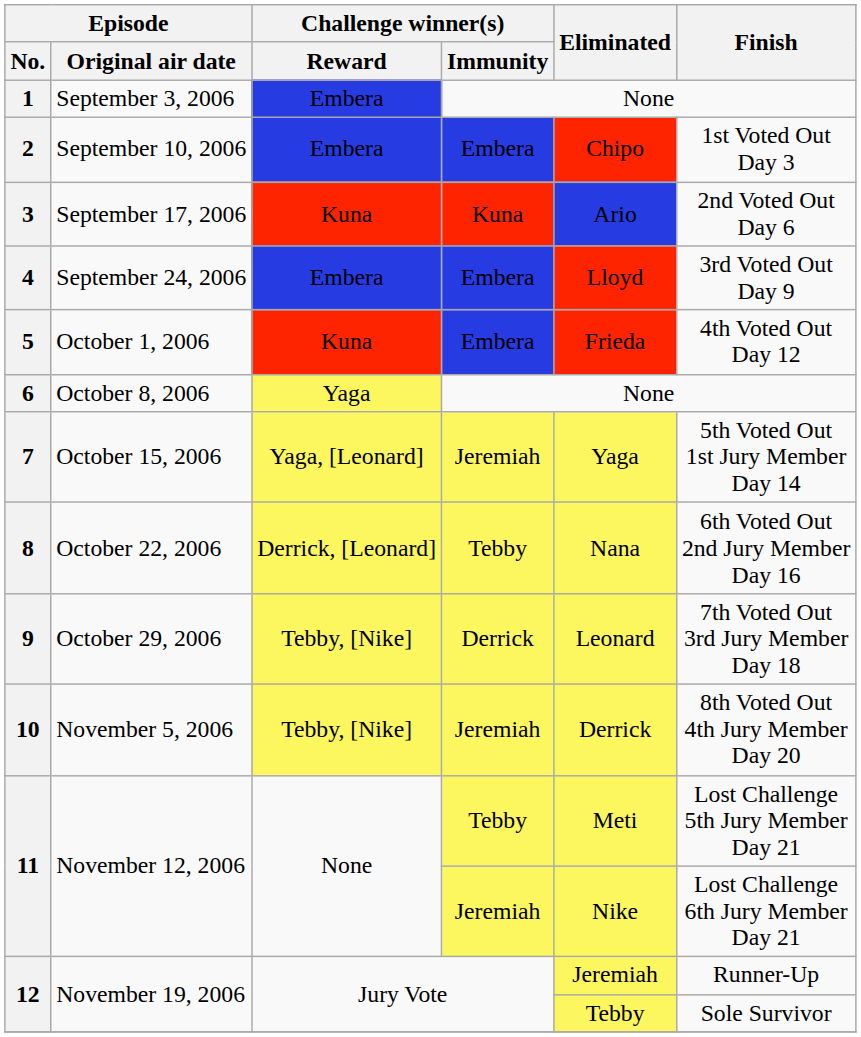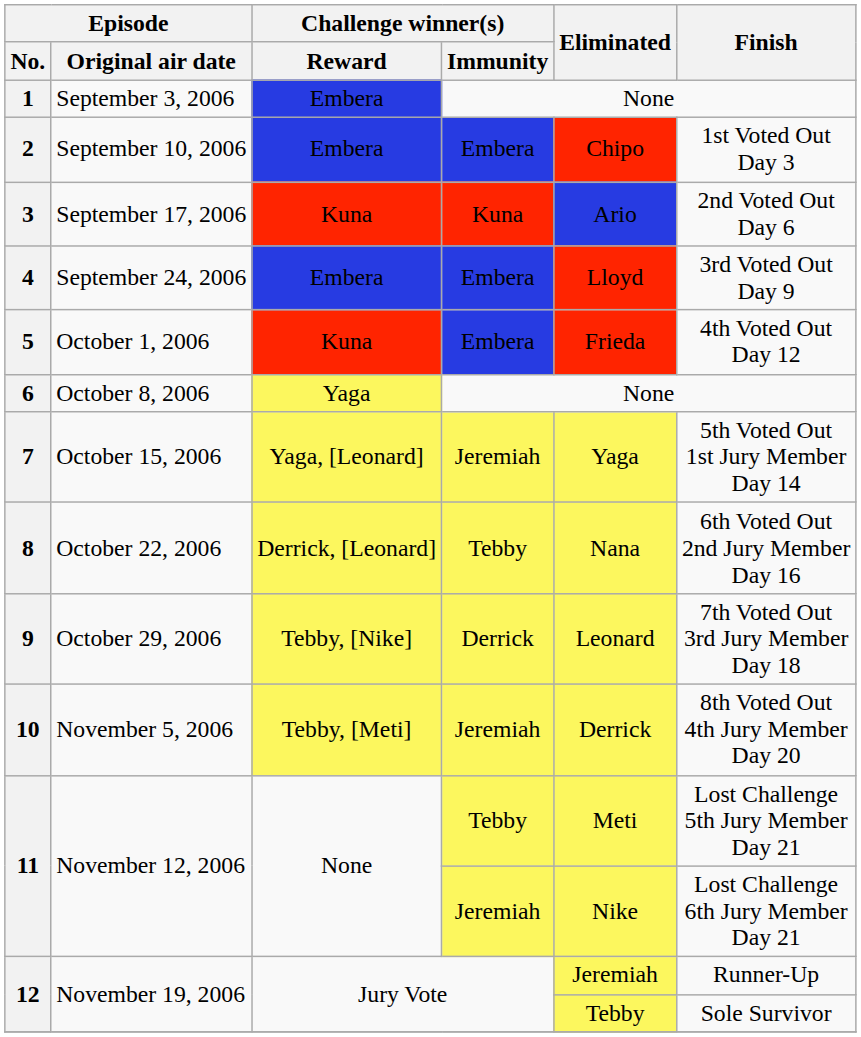(347, 729) Tebby, [Nike] -> (347, 729) Tebby, [Meti]
